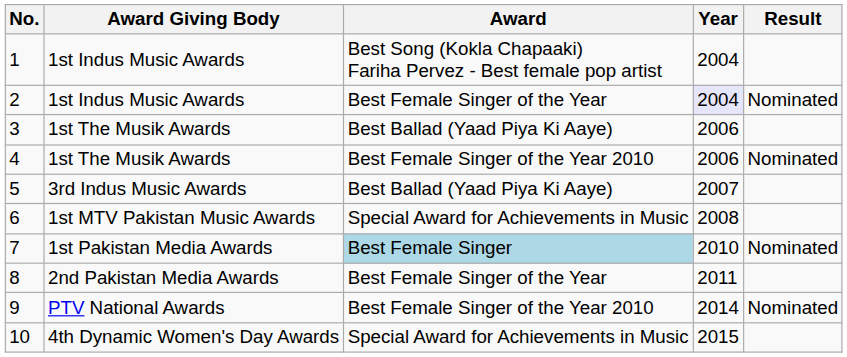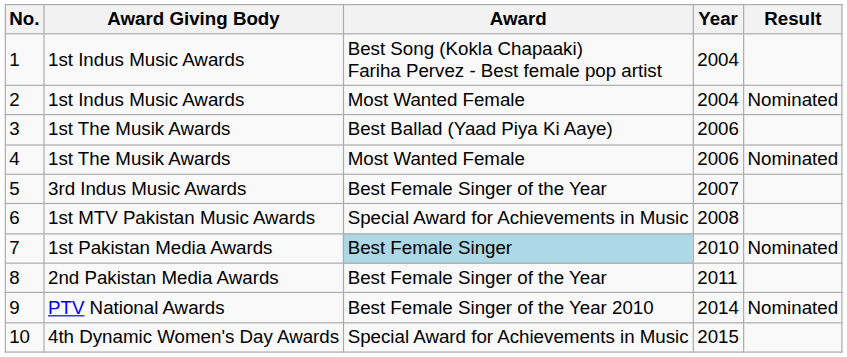(477, 99) Best Female Singer of the Year -> (436, 99) Most Wanted Female
(718, 99) lavender background -> (718, 99) no background
(501, 159) Best Female Singer of the Year 2010 -> (436, 159) Most Wanted Female
(480, 188) Best Ballad (Yaad Piya Ki Aaye) -> (477, 188) Best Female Singer of the Year
